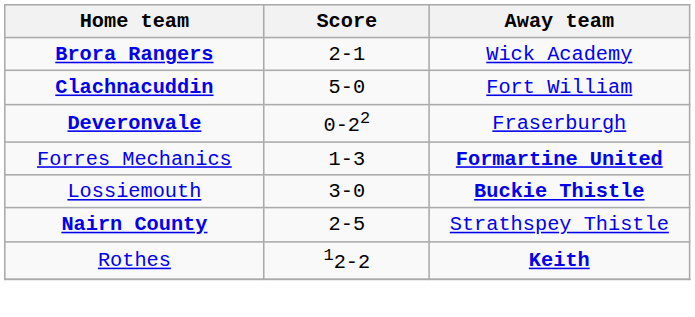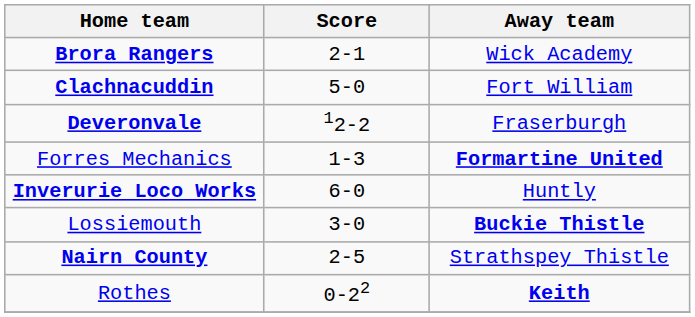(347, 123) 0-22 -> (347, 123) 12-2
+ row: (134, 192)
(347, 260) 12-2 -> (347, 294) 0-22
